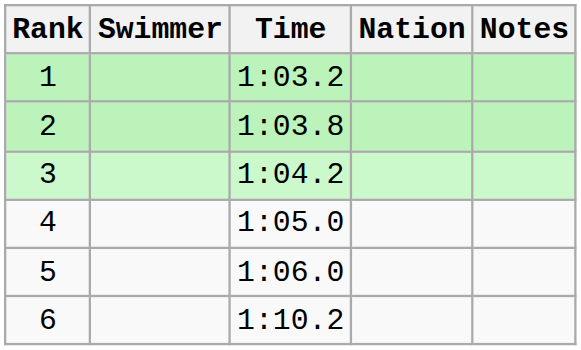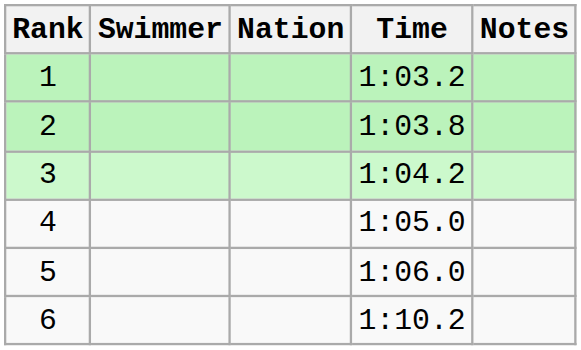columns swapped: (412, 29) <-> (291, 29)
